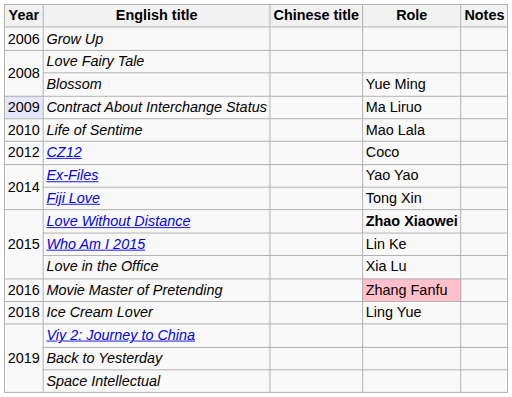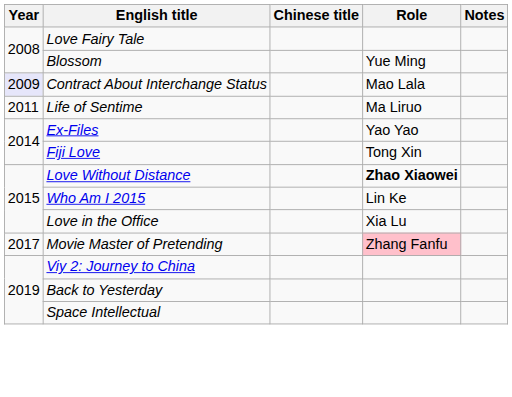- row: (75, 38)
(394, 107) Ma Liruo -> (395, 84) Mao Lala
(24, 130) 2010 -> (23, 107) 2011
(395, 130) Mao Lala -> (394, 107) Ma Liruo
- row: (64, 152)
(24, 289) 2016 -> (24, 244) 2017
- row: (100, 312)
